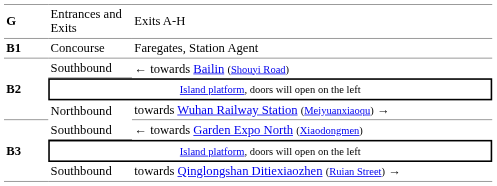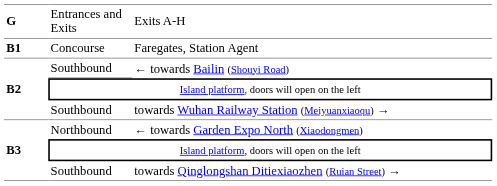(81, 110) Northbound -> (81, 109) Southbound
(81, 129) Southbound -> (81, 129) Northbound
